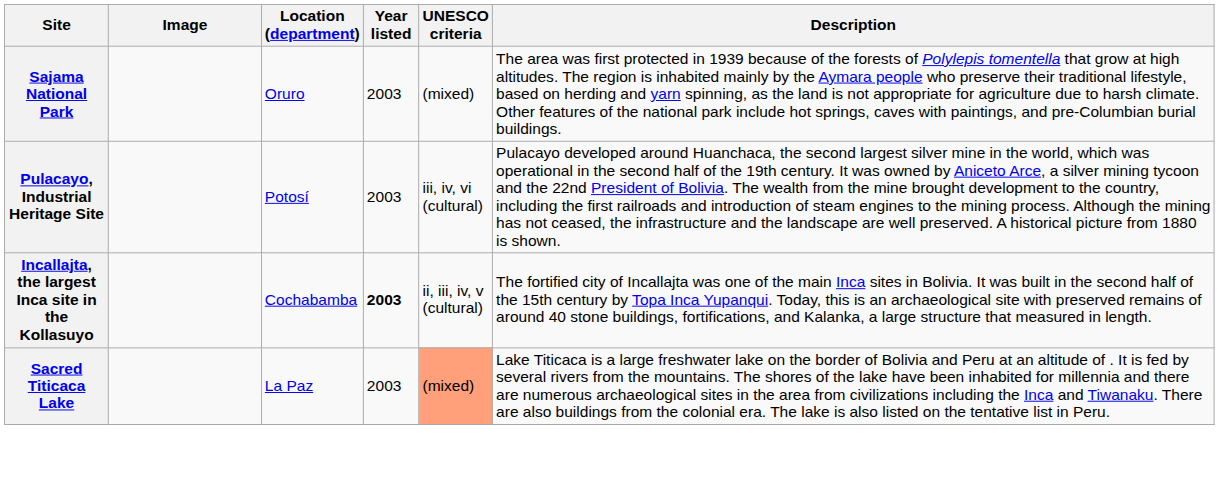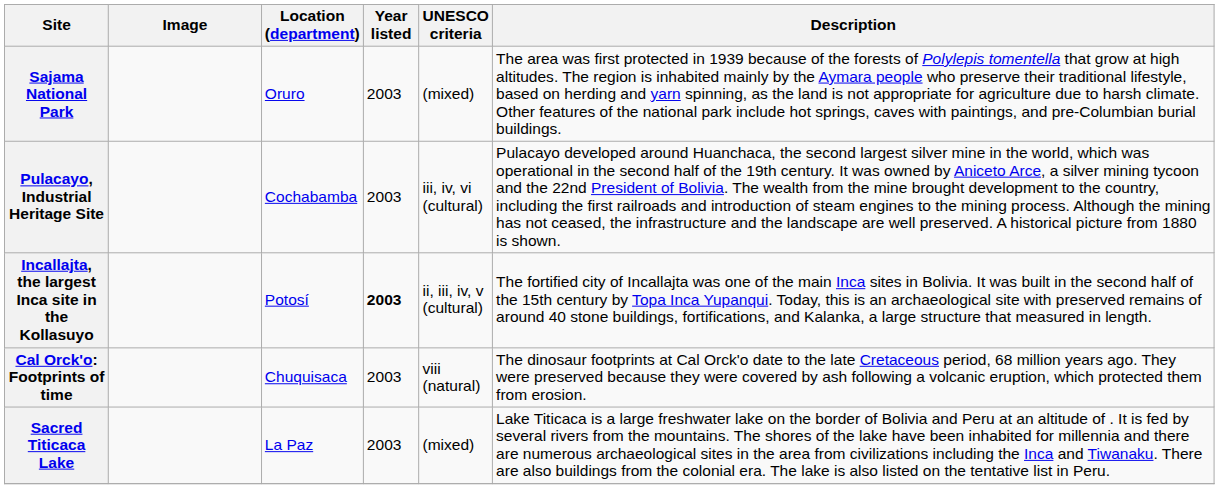(287, 196) Potosí -> (311, 196) Cochabamba
(311, 300) Cochabamba -> (287, 300) Potosí
+ row: (57, 377)
(448, 385) lightsalmon background -> (448, 445) no background
